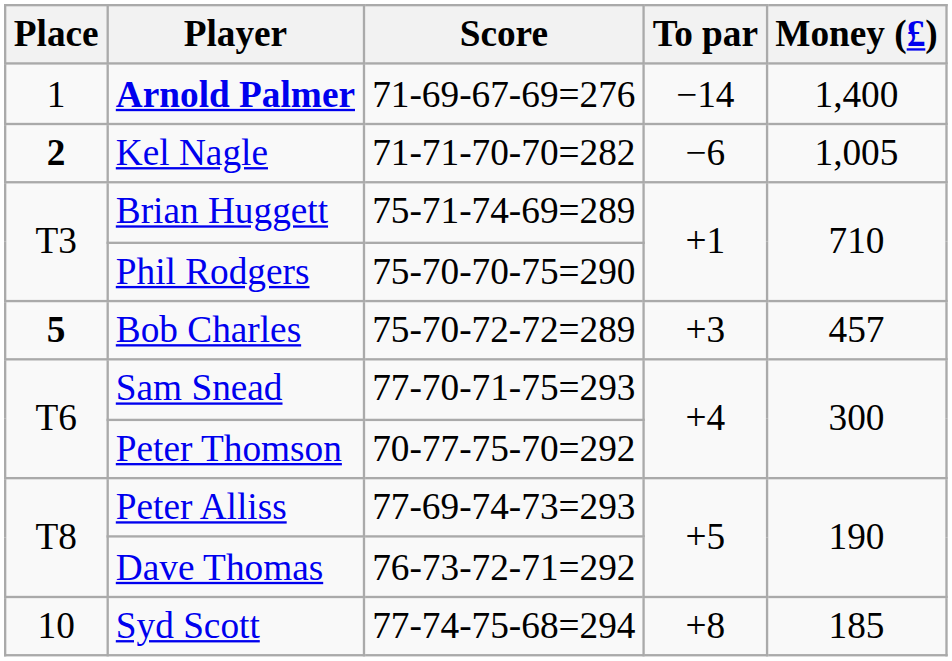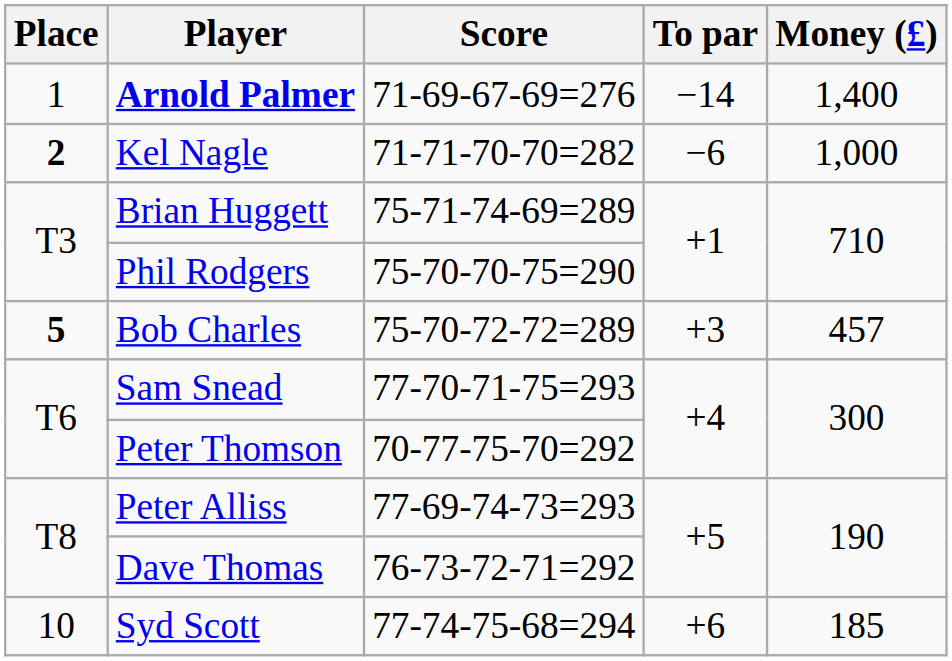(856, 152) 1,005 -> (856, 152) 1,000
(705, 625) +8 -> (705, 625) +6
